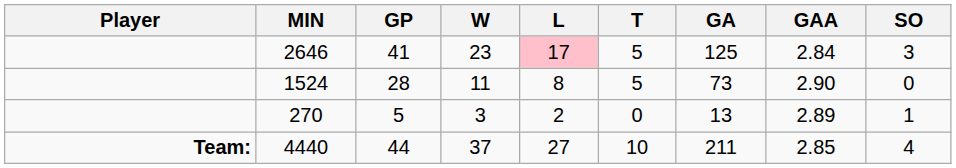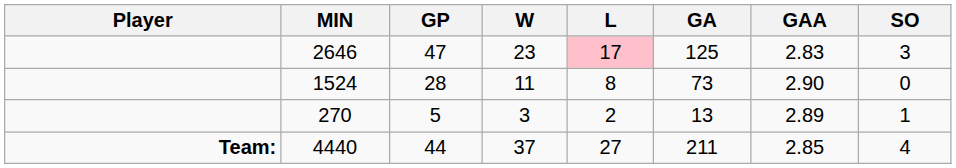- column: (637, 20)
(399, 52) 41 -> (435, 52) 47
(816, 52) 2.84 -> (805, 52) 2.83
